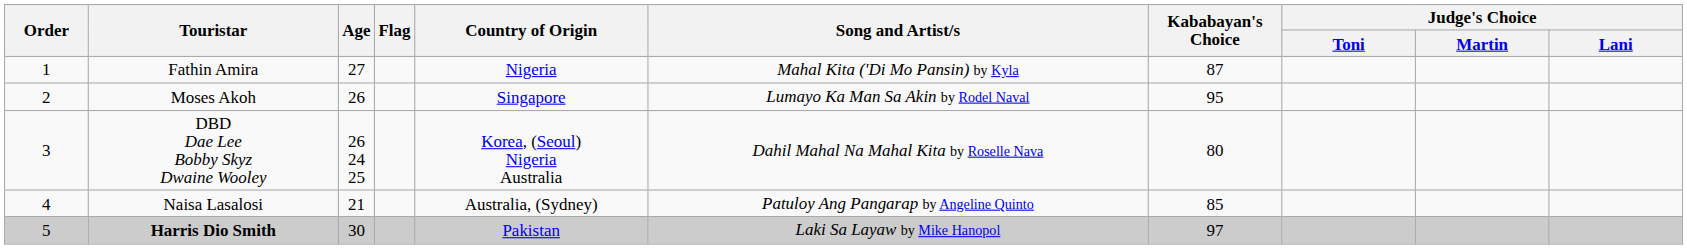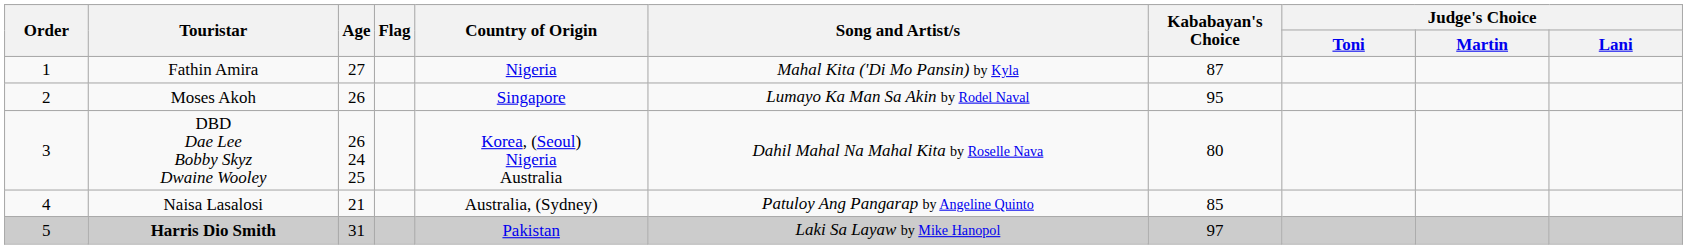(356, 230) 30 -> (356, 230) 31
